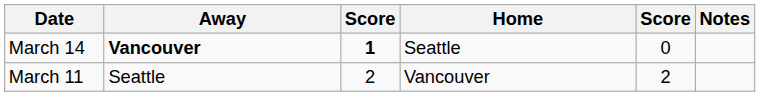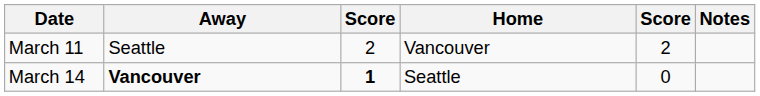rows swapped: (46, 76) <-> (47, 47)
